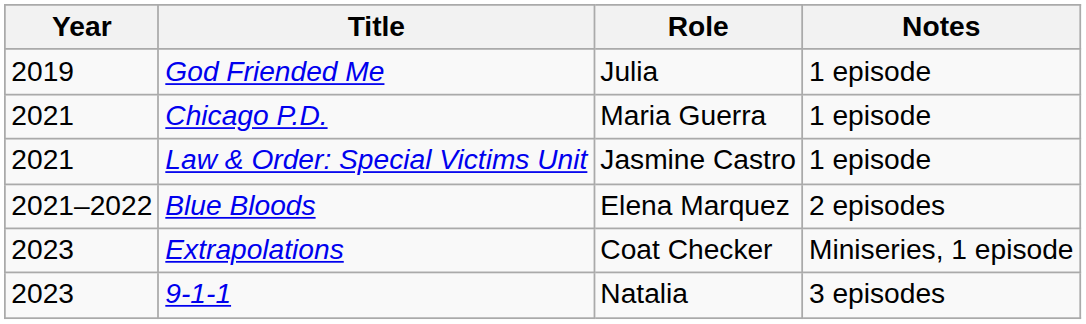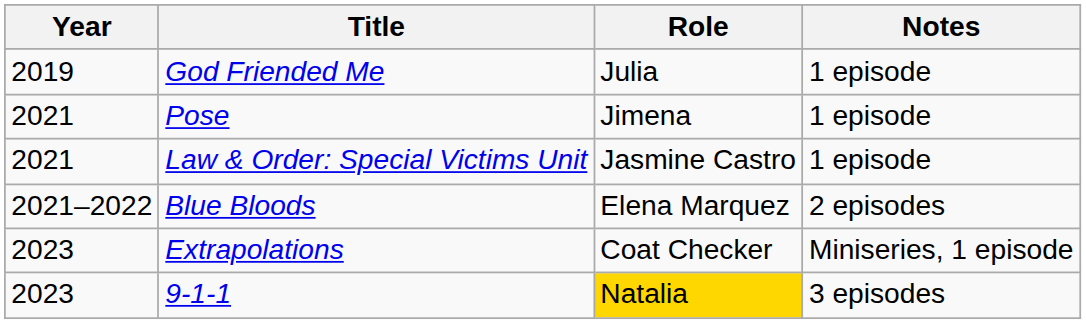- row: (246, 116)
+ row: (197, 116)
(644, 294) no background -> (644, 294) gold background
